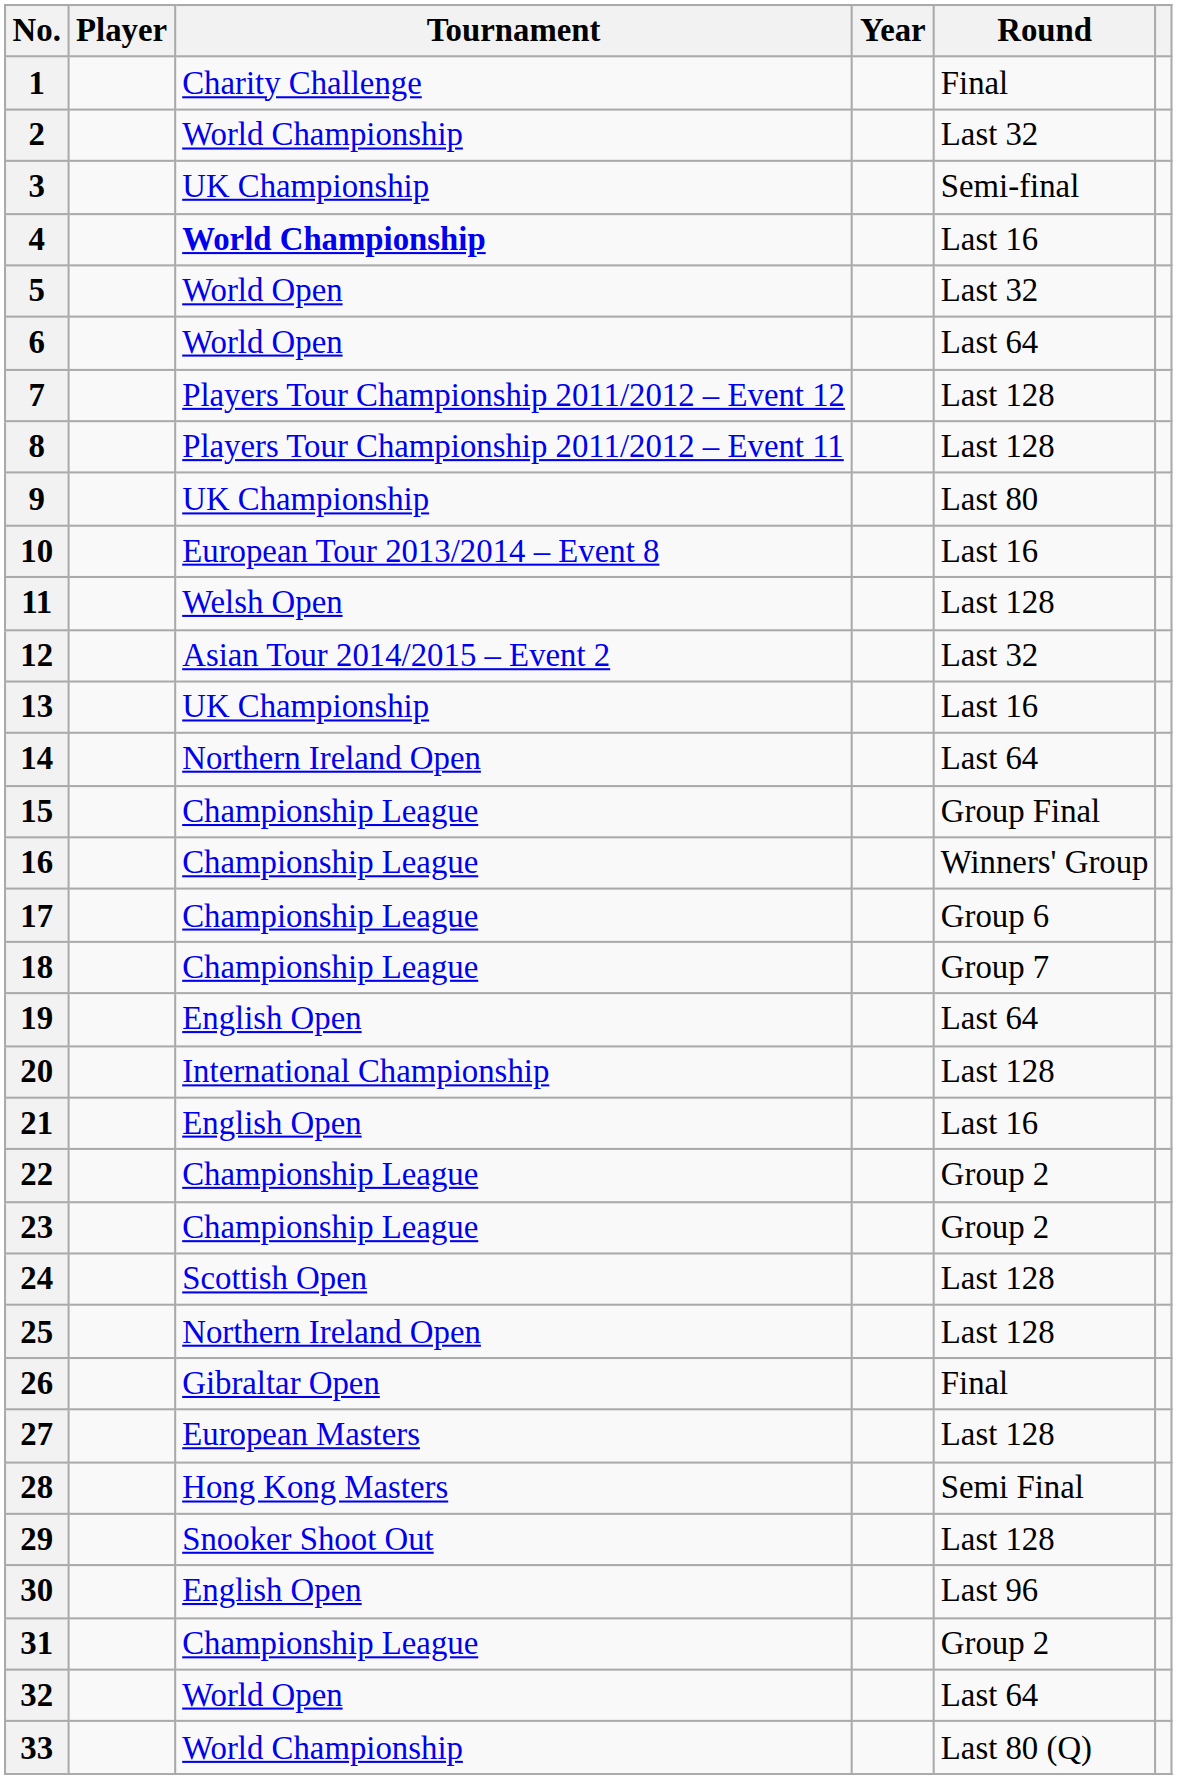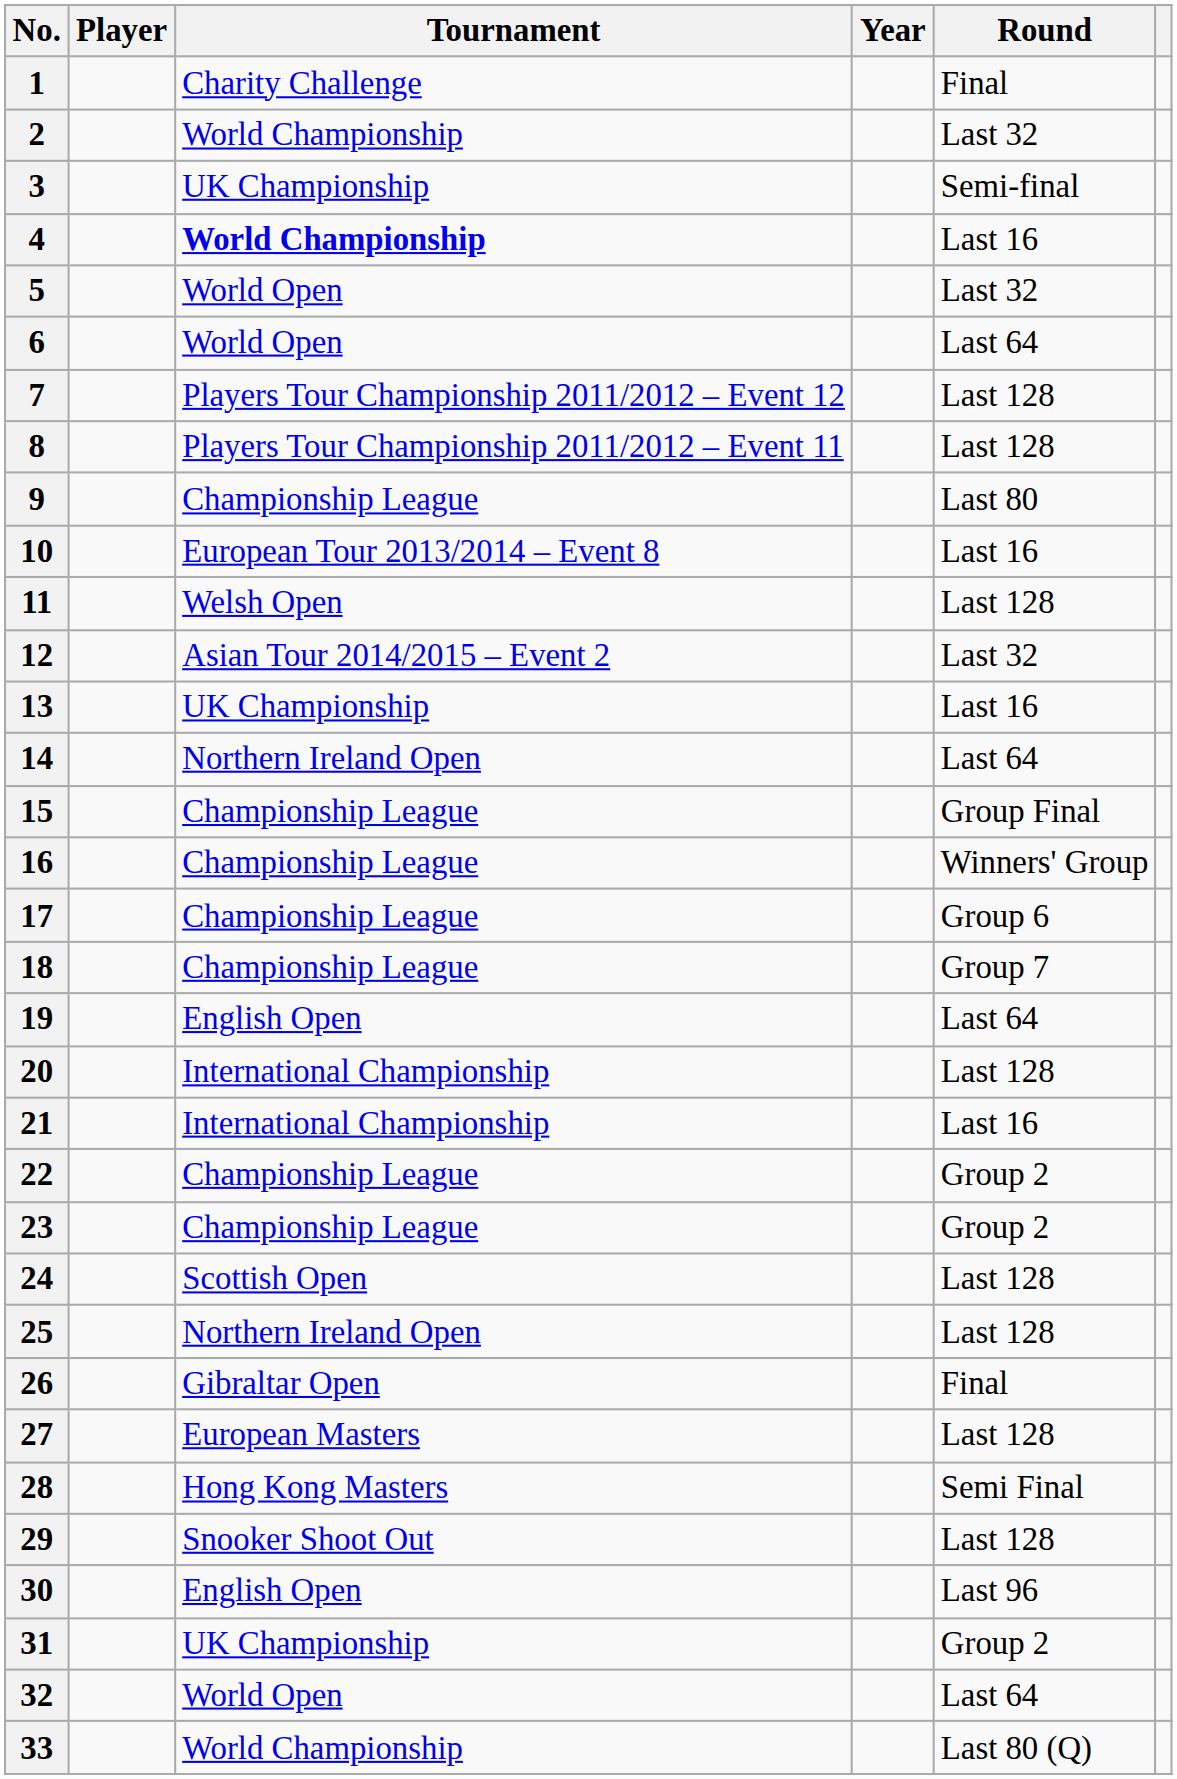(306, 498) UK Championship -> (330, 498) Championship League
(272, 1122) English Open -> (366, 1122) International Championship
(330, 1643) Championship League -> (306, 1643) UK Championship
